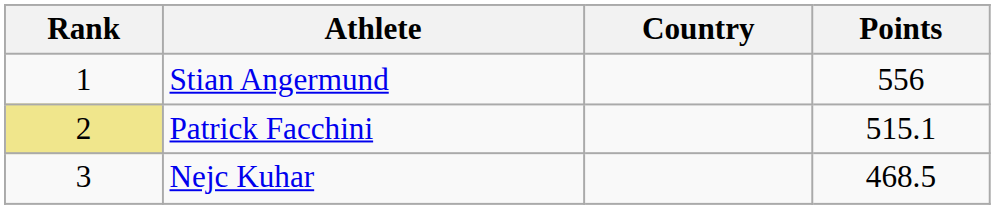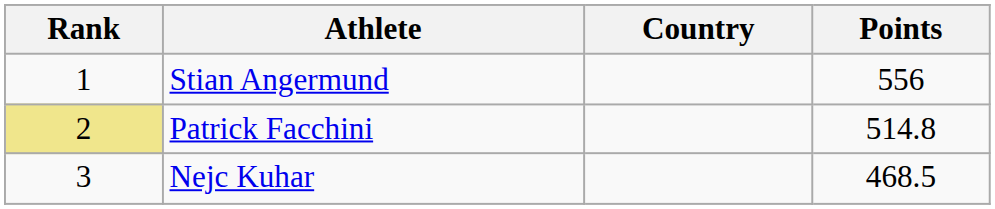(901, 128) 515.1 -> (901, 128) 514.8
